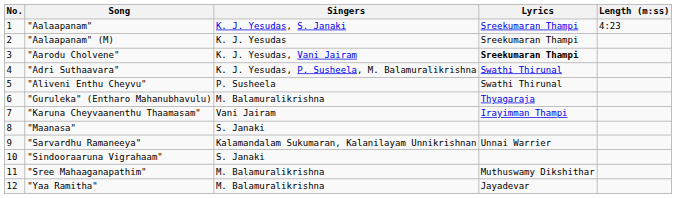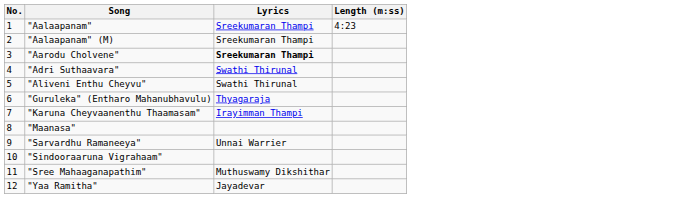- column: (346, 12)
